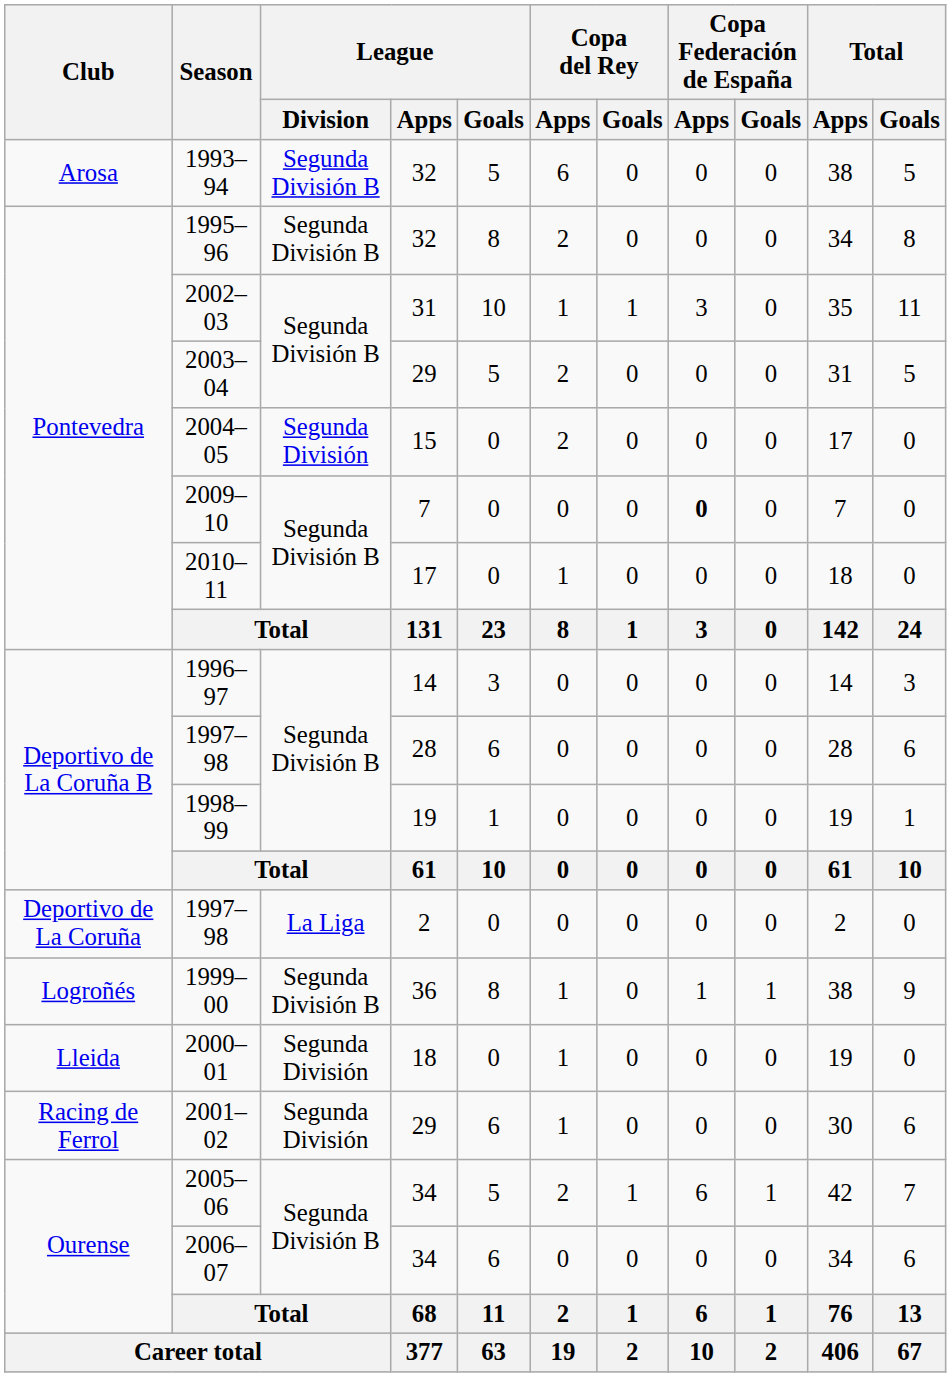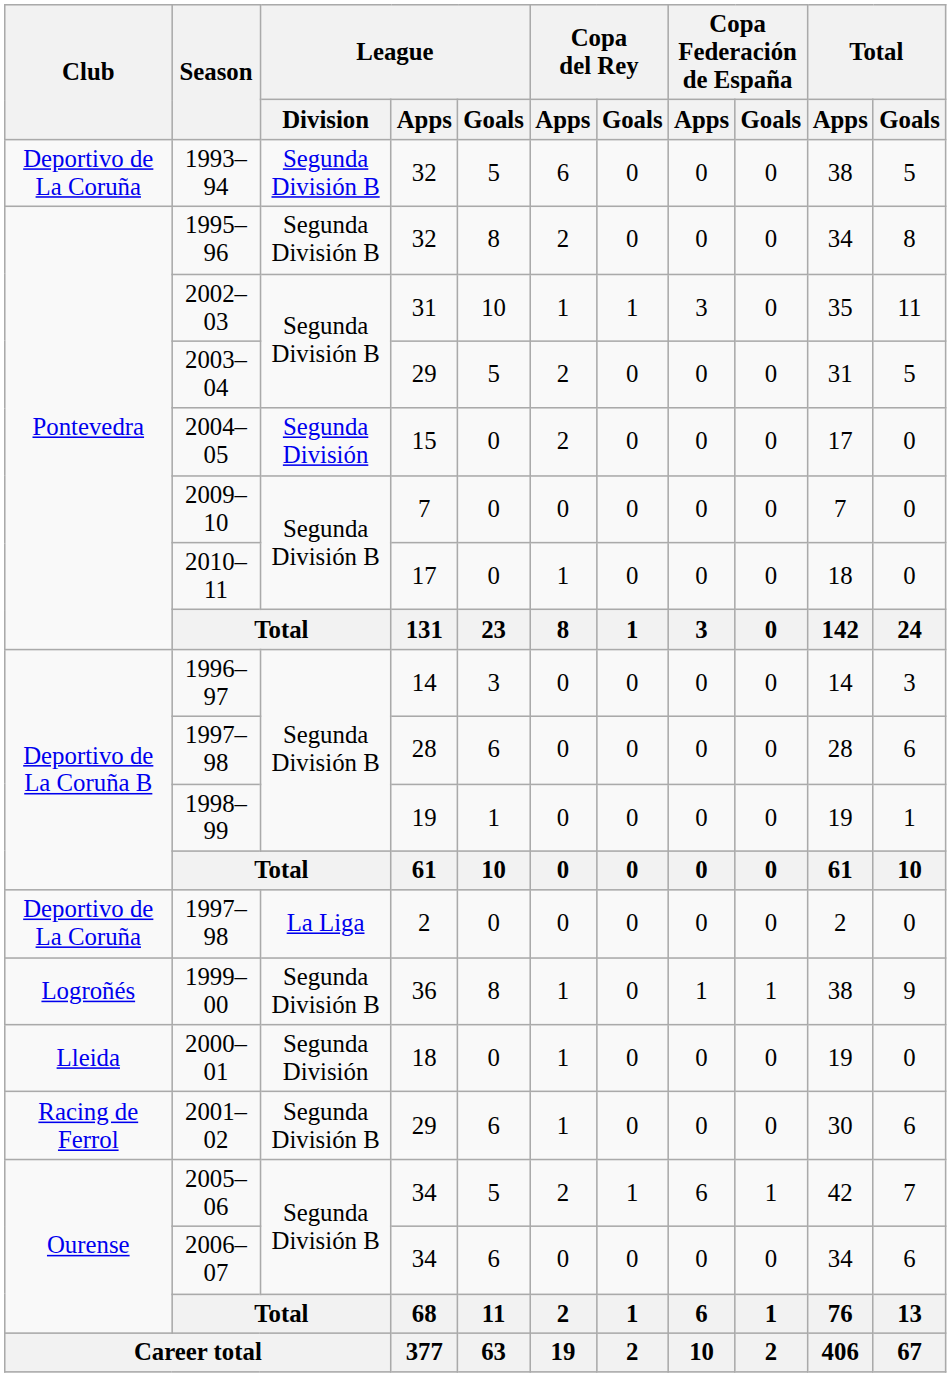(88, 172) Arosa -> (88, 172) Deportivo de La Coruña
(702, 508) bold -> (702, 508) normal
(326, 1125) Segunda División -> (326, 1125) Segunda División B
